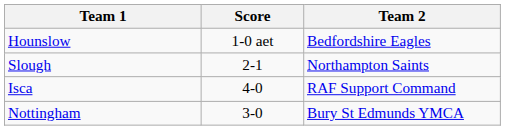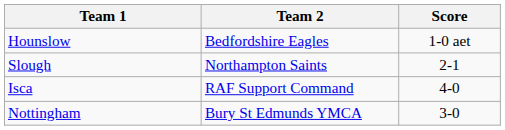columns swapped: (402, 16) <-> (252, 16)
